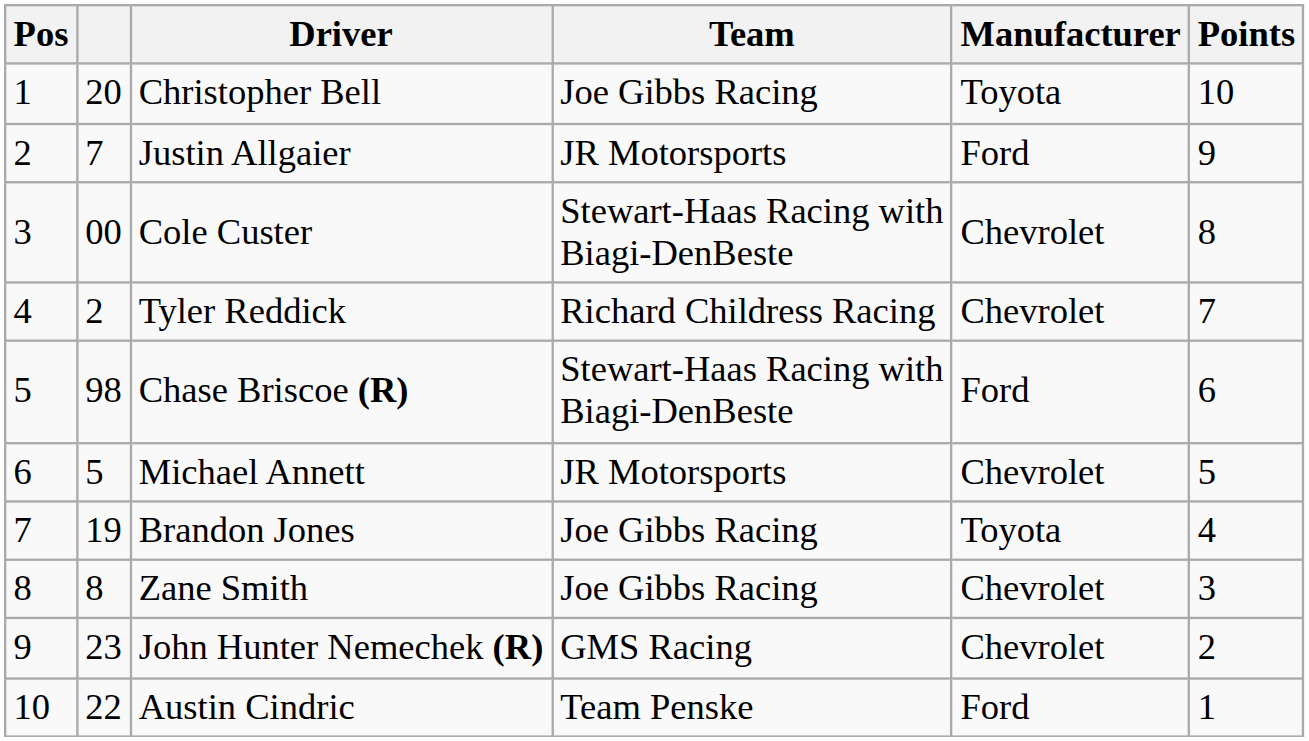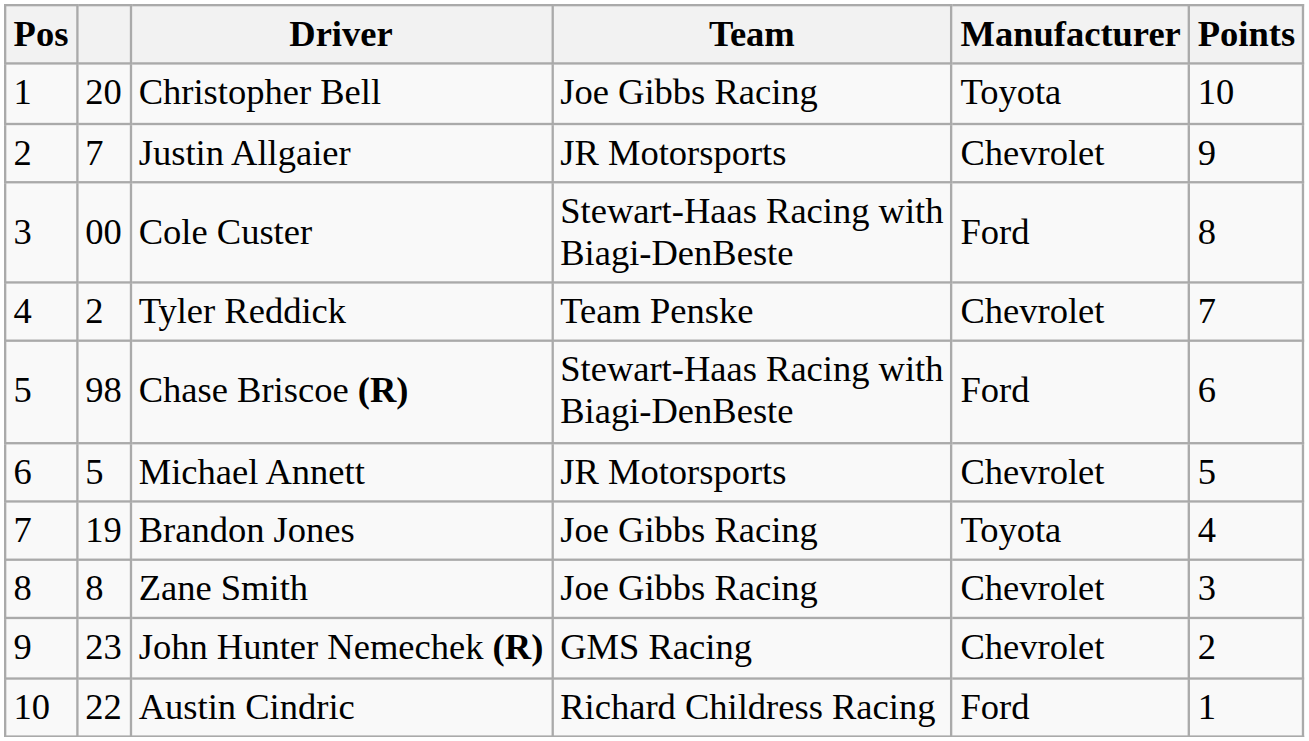(995, 151) Ford -> (1032, 151) Chevrolet
(1032, 231) Chevrolet -> (995, 231) Ford
(748, 310) Richard Childress Racing -> (657, 310) Team Penske
(657, 705) Team Penske -> (748, 705) Richard Childress Racing
